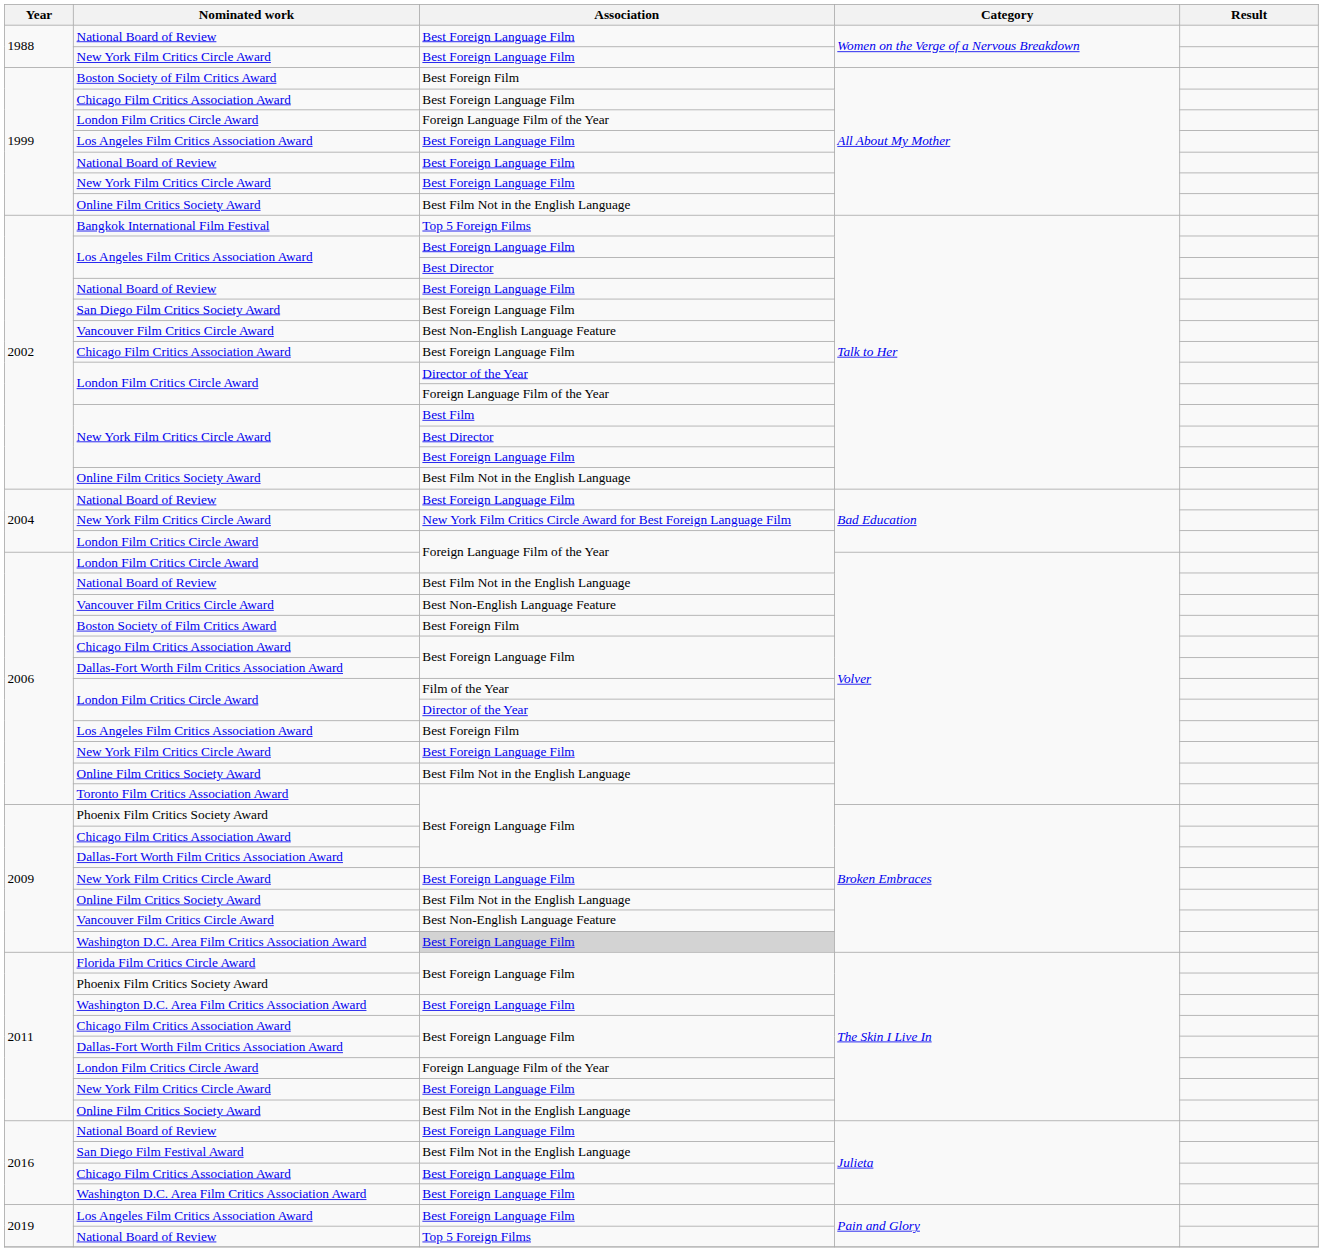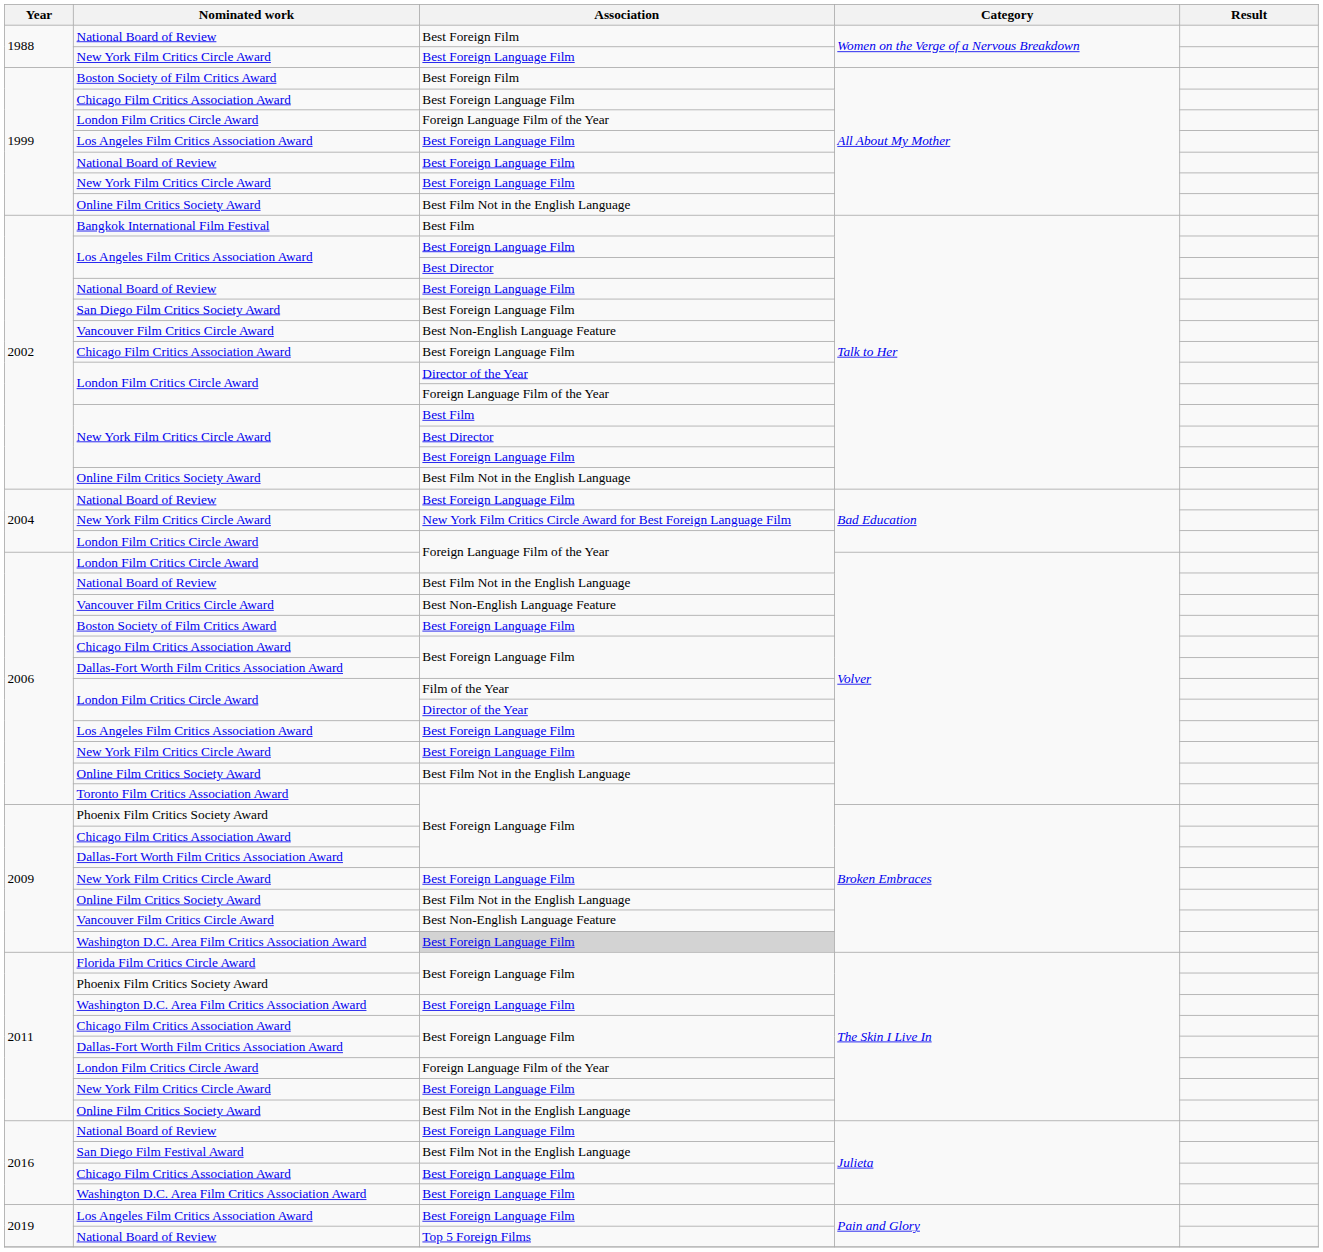(499, 36) Best Foreign Language Film -> (471, 36) Best Foreign Film
(477, 225) Top 5 Foreign Films -> (448, 225) Best Film
(471, 625) Best Foreign Film -> (499, 625) Best Foreign Language Film
(471, 731) Best Foreign Film -> (499, 731) Best Foreign Language Film
